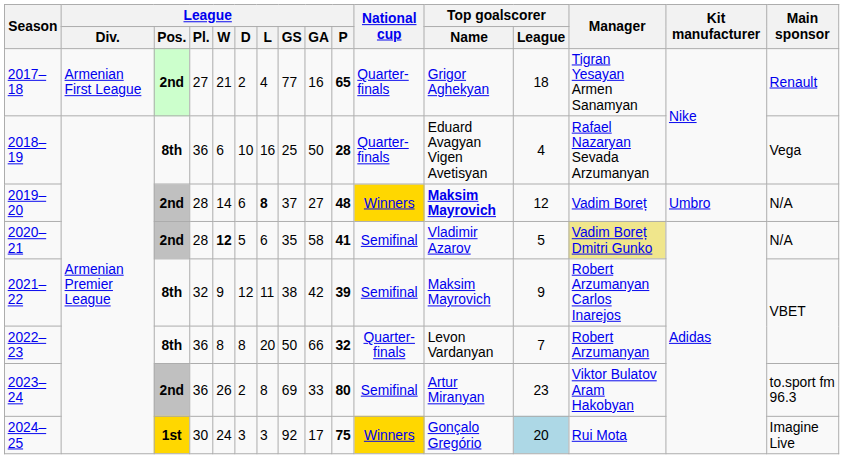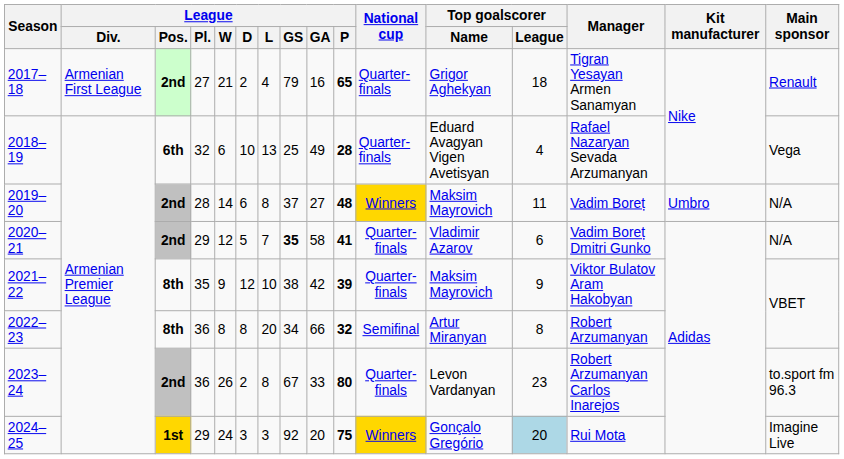(289, 83) 77 -> (291, 83) 79
(172, 150) 8th -> (173, 150) 6th
(201, 150) 36 -> (202, 150) 32
(268, 150) 16 -> (269, 150) 13
(316, 150) 50 -> (317, 150) 49
(264, 203) bold -> (265, 203) normal
(462, 203) bold -> (461, 203) normal
(541, 203) 12 -> (539, 203) 11
(201, 240) 28 -> (202, 240) 29
(224, 240) bold -> (225, 240) normal
(264, 240) 6 -> (265, 240) 7
(289, 240) normal -> (291, 240) bold
(389, 240) Semifinal -> (391, 240) Quarter-finals
(541, 240) 5 -> (539, 240) 6
(612, 240) khaki background -> (610, 240) no background
(201, 293) 32 -> (202, 285) 35
(267, 293) 11 -> (269, 285) 10
(389, 293) Semifinal -> (391, 285) Quarter-finals
(611, 293) Robert Arzumanyan Carlos Inarejos -> (613, 285) Viktor Bulatov Aram Hakobyan
(289, 345) 50 -> (291, 330) 34
(389, 345) Quarter-finals -> (391, 330) Semifinal
(461, 345) Levon Vardanyan -> (458, 330) Artur Miranyan
(541, 345) 7 -> (539, 330) 8
(289, 390) 69 -> (291, 383) 67
(389, 390) Semifinal -> (391, 383) Quarter-finals
(456, 390) Artur Miranyan -> (462, 383) Levon Vardanyan
(614, 390) Viktor Bulatov Aram Hakobyan -> (609, 383) Robert Arzumanyan Carlos Inarejos
(201, 435) 30 -> (202, 435) 29
(316, 435) 17 -> (317, 435) 20
